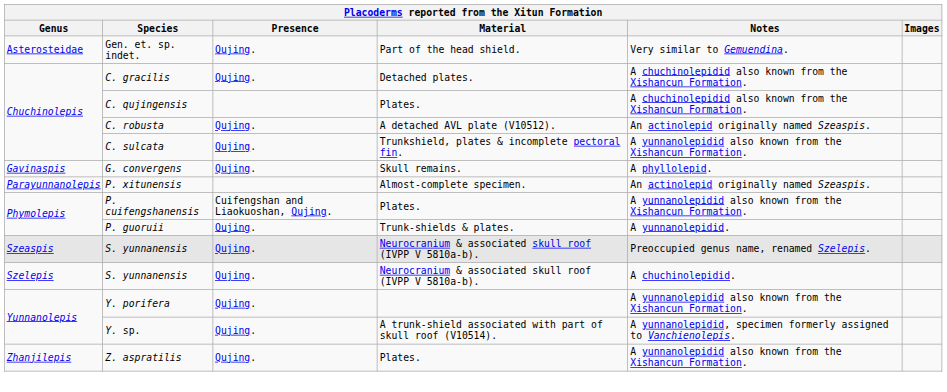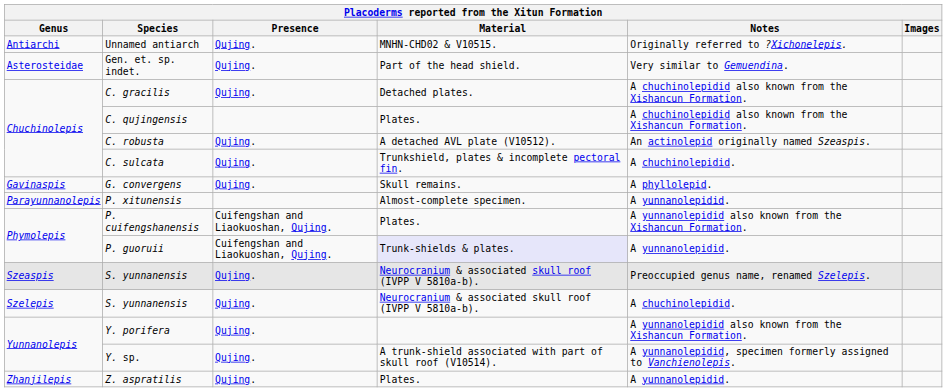+ row: (33, 44)
(736, 147) A yunnanolepidid also known from the Xishancun Formation. -> (683, 163) A chuchinolepidid.
(751, 184) An actinolepid originally named Szeaspis. -> (680, 200) A yunnanolepidid.
(236, 227) Qujing. -> (274, 249) Cuifengshan and Liaokuoshan, Qujing.
(447, 227) no background -> (447, 249) lavender background
(736, 358) A yunnanolepidid also known from the Xishancun Formation. -> (680, 379) A yunnanolepidid.
